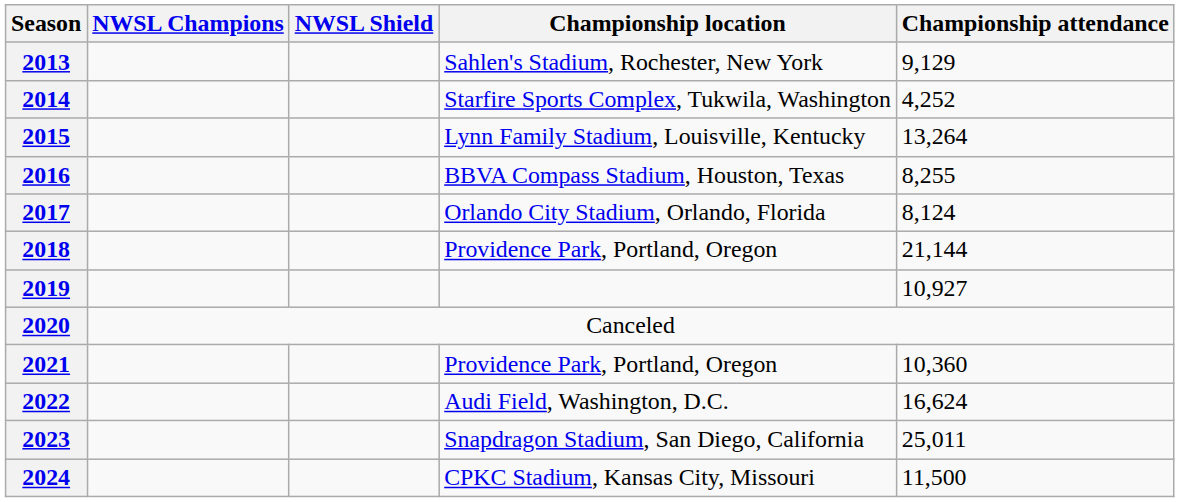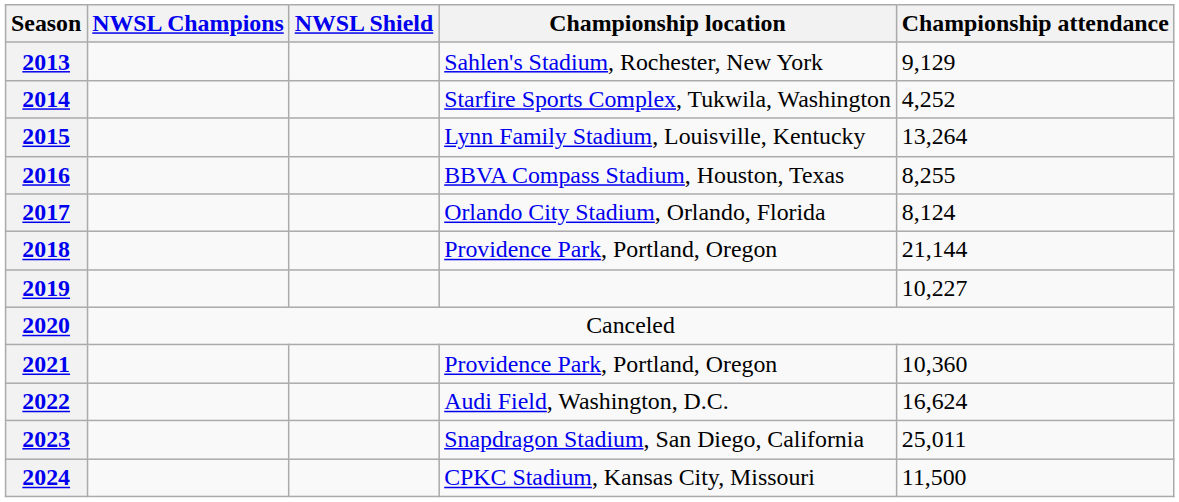(935, 288) 10,927 -> (935, 288) 10,227
